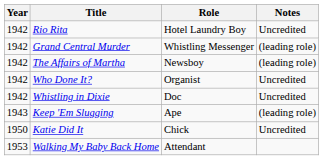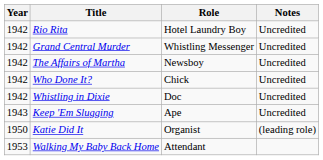(287, 46) (leading role) -> (282, 46) Uncredited
(287, 63) (leading role) -> (282, 63) Uncredited
(182, 79) Organist -> (177, 79) Chick
(287, 113) (leading role) -> (282, 113) Uncredited
(177, 130) Chick -> (182, 130) Organist
(282, 130) Uncredited -> (287, 130) (leading role)
